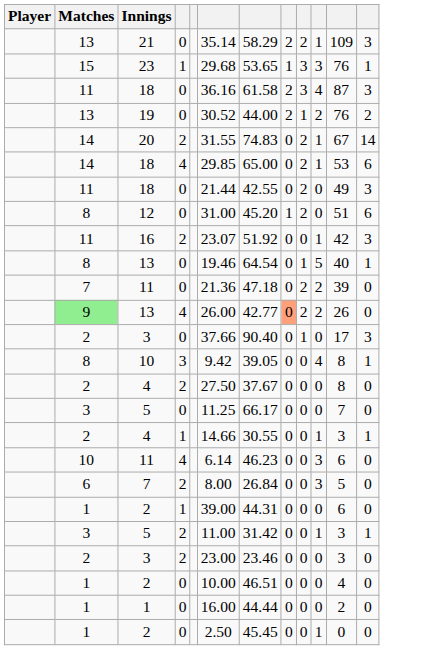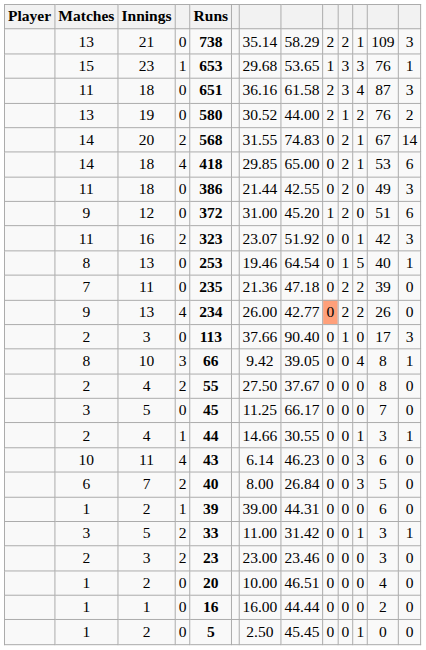+ column: (211, 16)
(86, 213) 8 -> (86, 213) 9
(86, 312) lightgreen background -> (86, 312) no background
